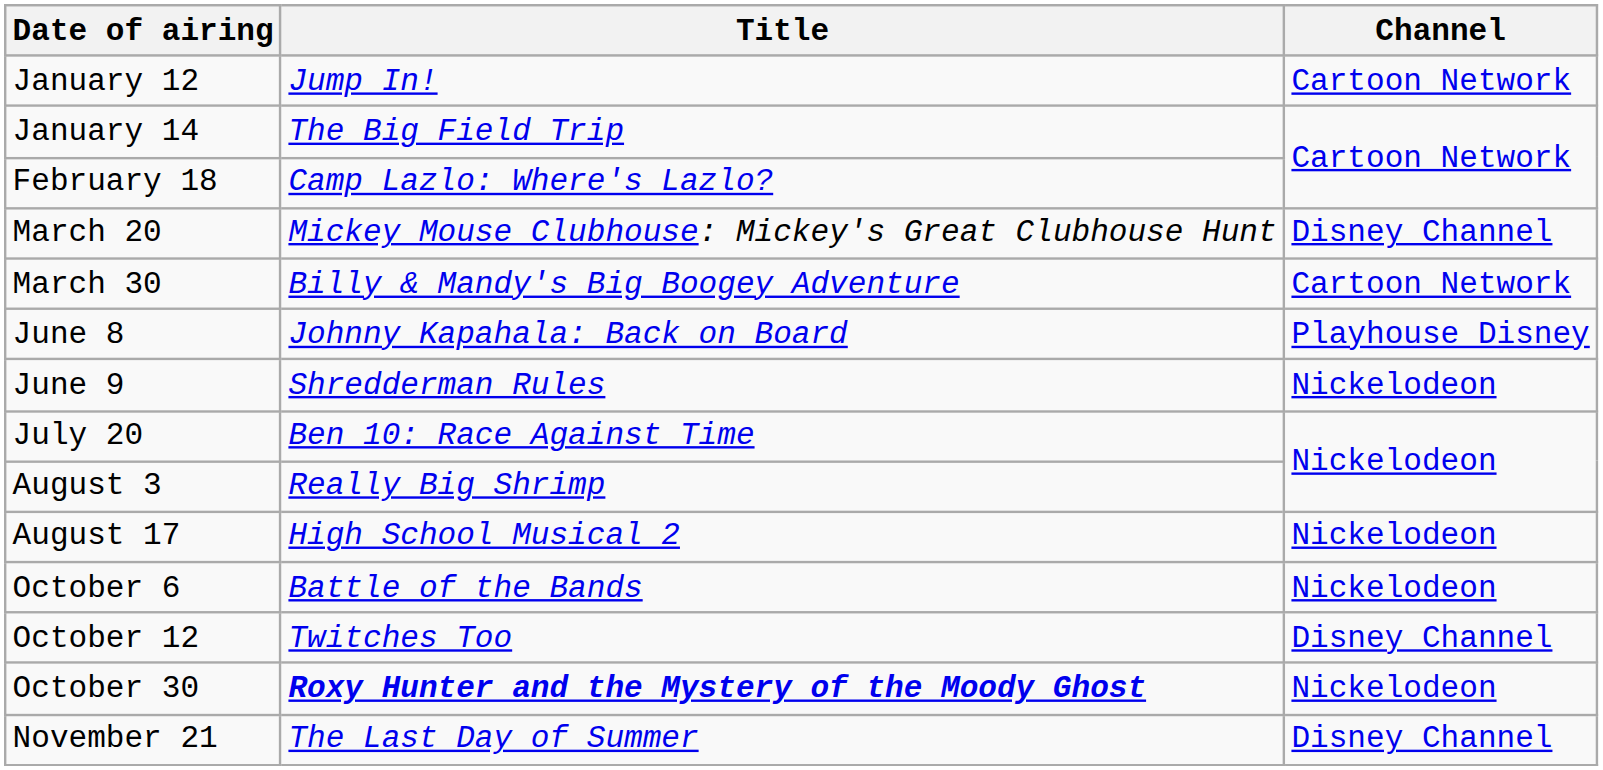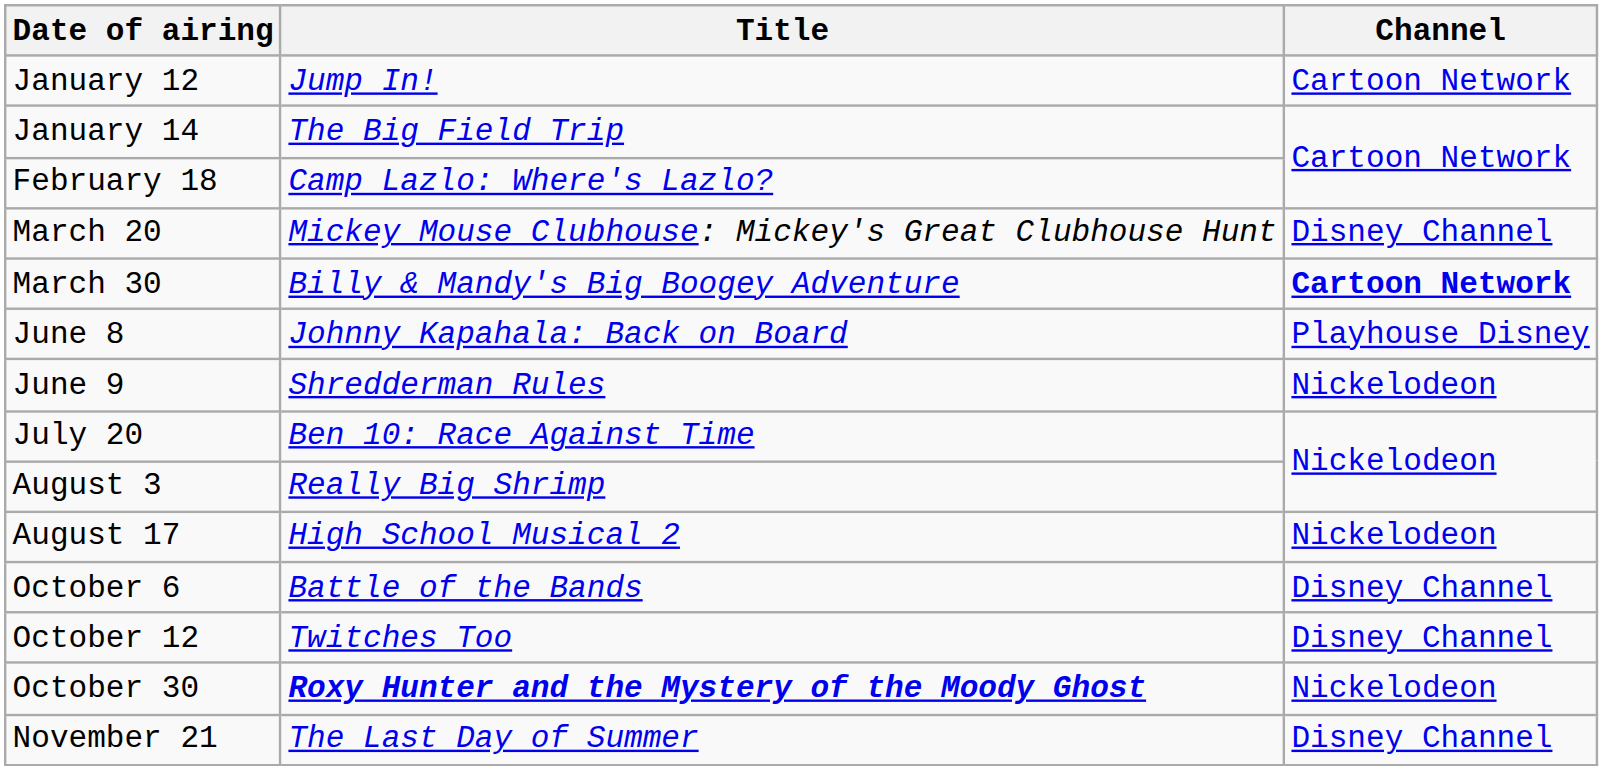(1431, 284) normal -> (1431, 284) bold
(1394, 588) Nickelodeon -> (1422, 588) Disney Channel
